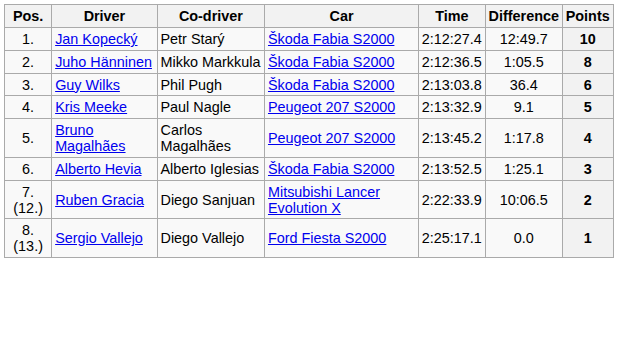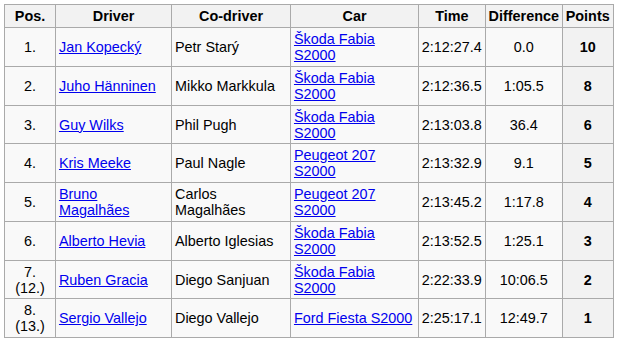(524, 39) 12:49.7 -> (524, 47) 0.0
(324, 200) Mitsubishi Lancer Evolution X -> (334, 280) Škoda Fabia S2000
(524, 238) 0.0 -> (524, 318) 12:49.7
